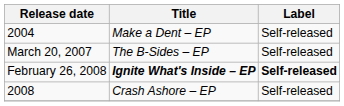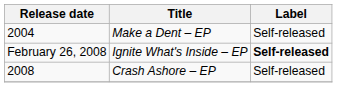- row: (49, 52)
(184, 71) bold -> (180, 52) normal
